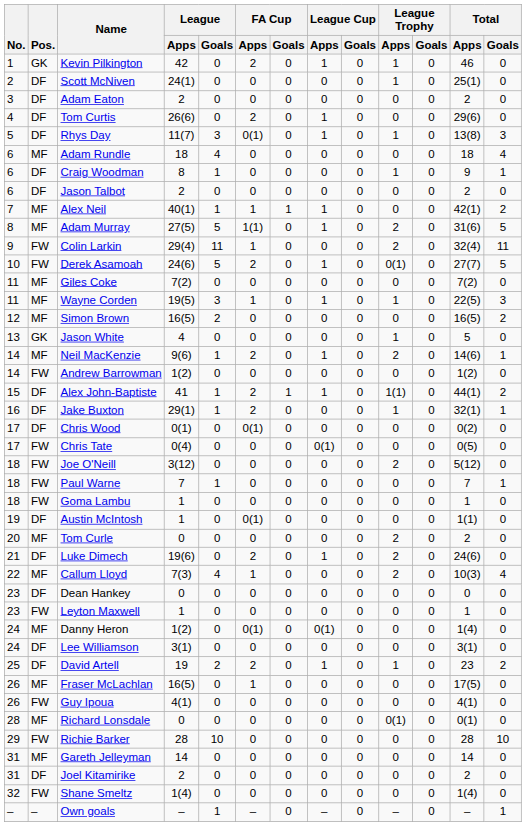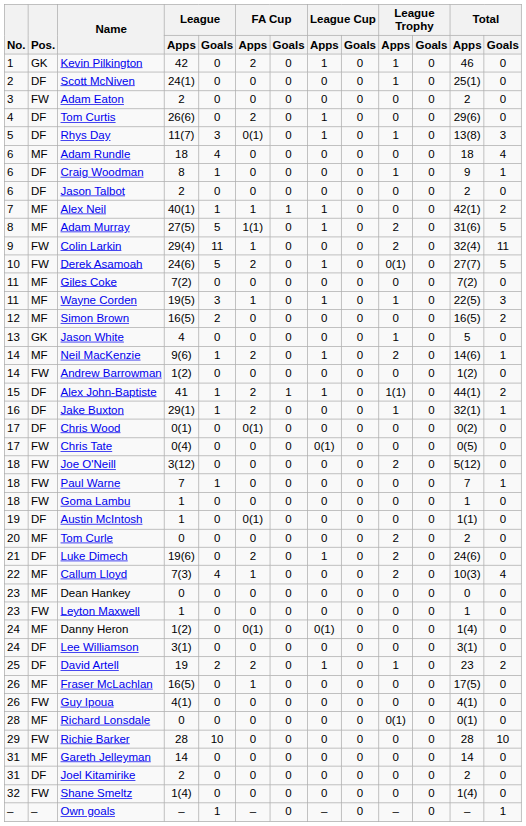(39, 99) DF -> (40, 99) FW
(39, 592) DF -> (39, 592) MF
